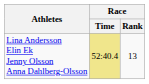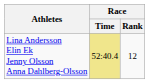(132, 56) 13 -> (132, 56) 12
